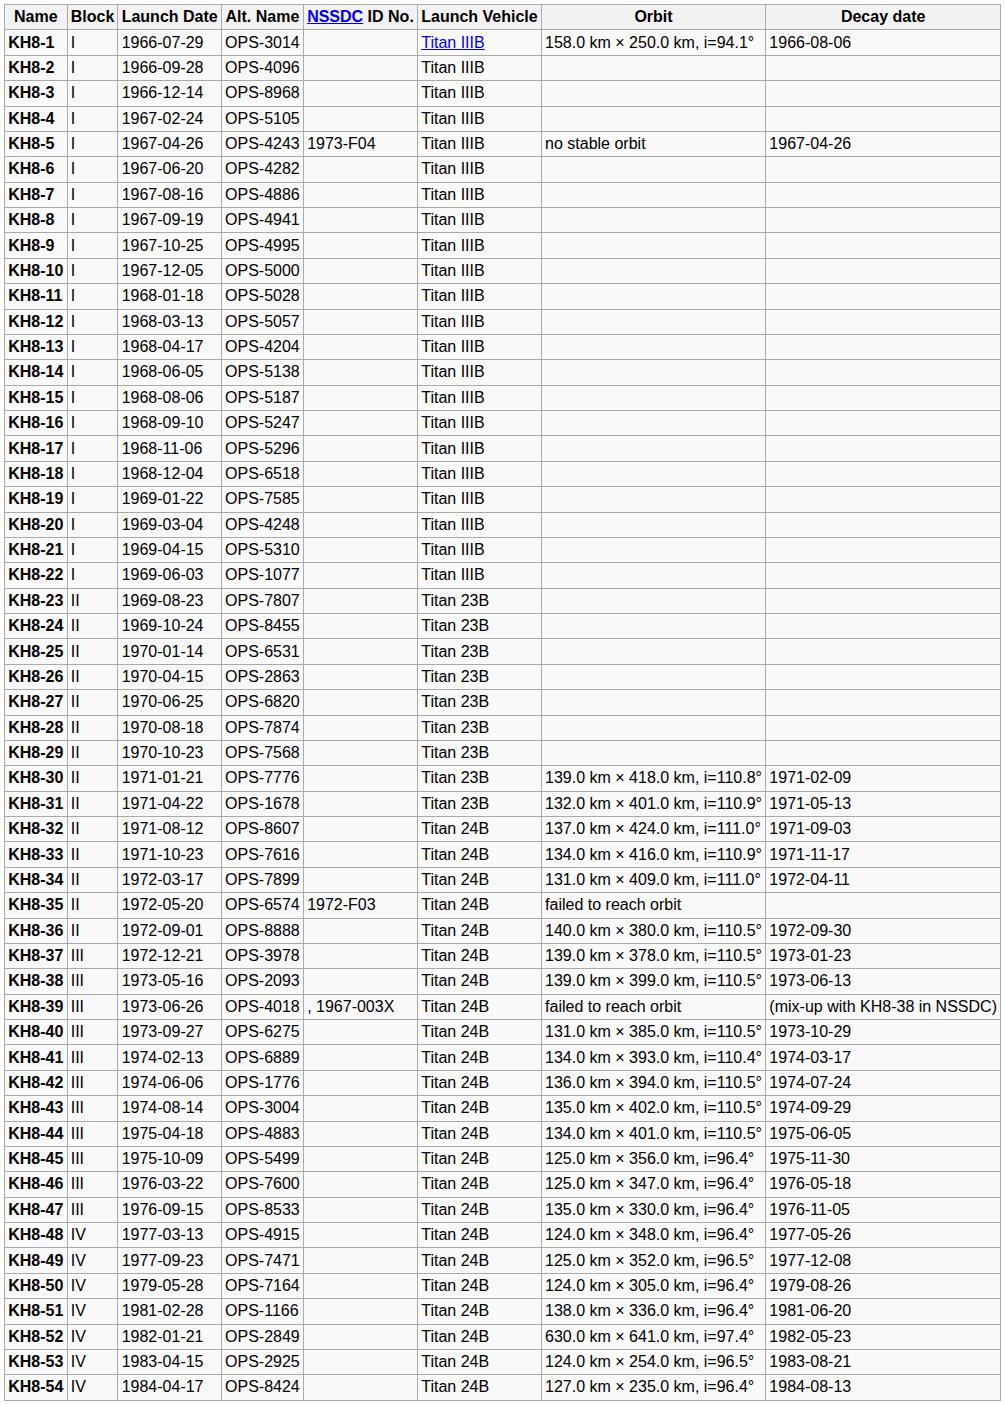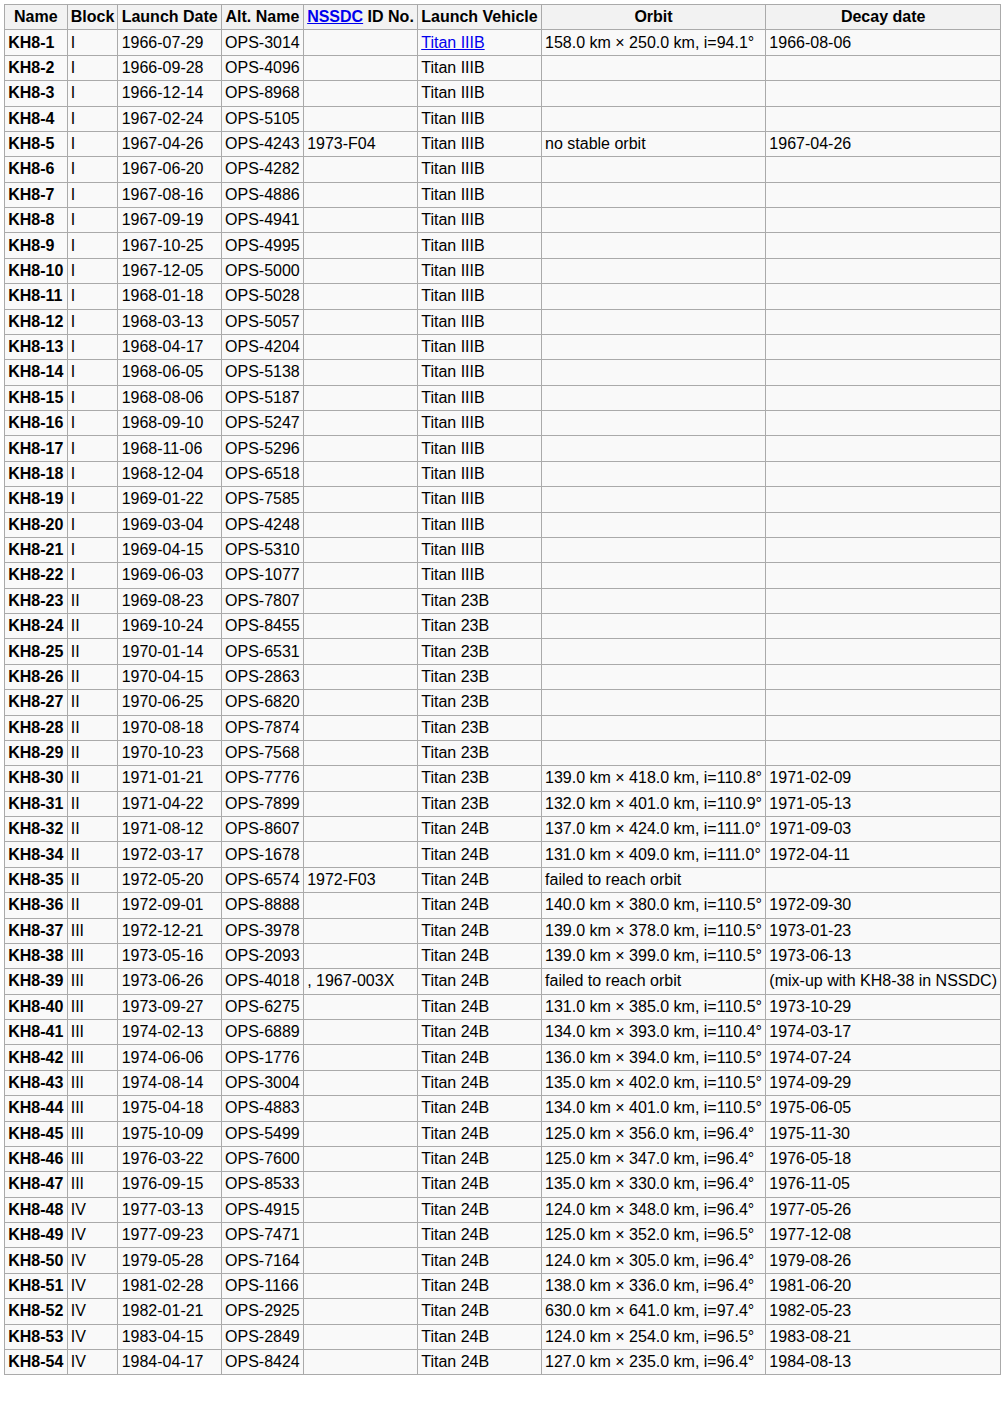(262, 803) OPS-1678 -> (262, 803) OPS-7899
- row: (36, 854)
(262, 879) OPS-7899 -> (262, 854) OPS-1678
(262, 1336) OPS-2849 -> (262, 1311) OPS-2925
(262, 1362) OPS-2925 -> (262, 1336) OPS-2849
